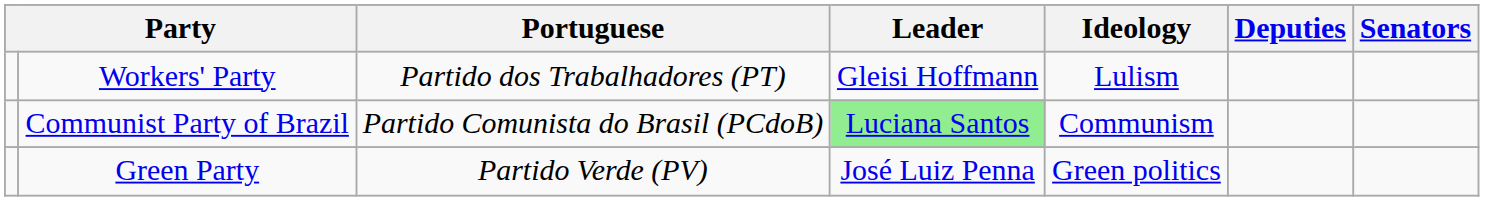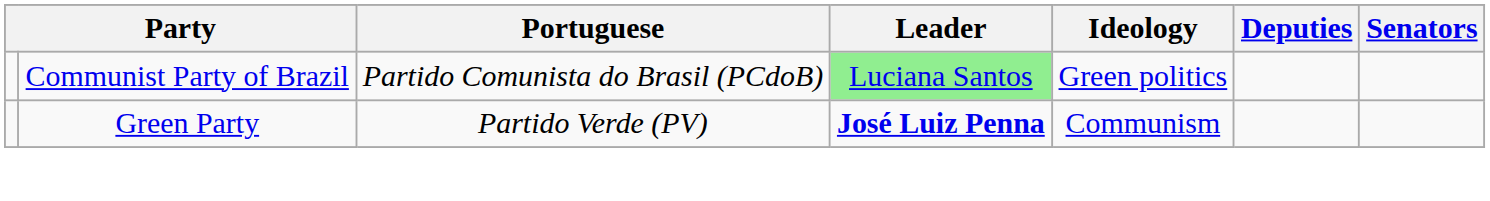- row: (187, 75)
(1136, 123) Communism -> (1143, 75) Green politics
(938, 170) normal -> (941, 123) bold
(1136, 170) Green politics -> (1143, 123) Communism
